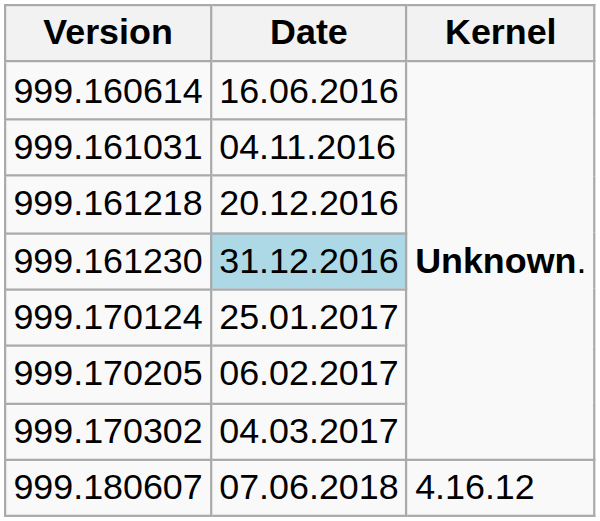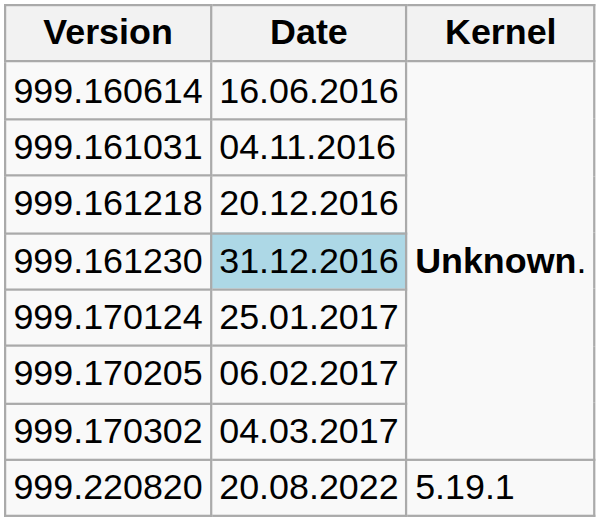- row: (108, 487)
+ row: (108, 487)
